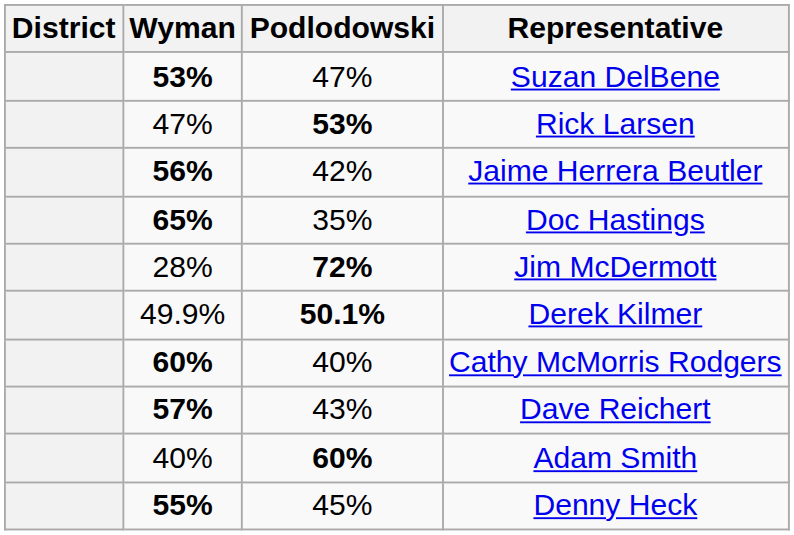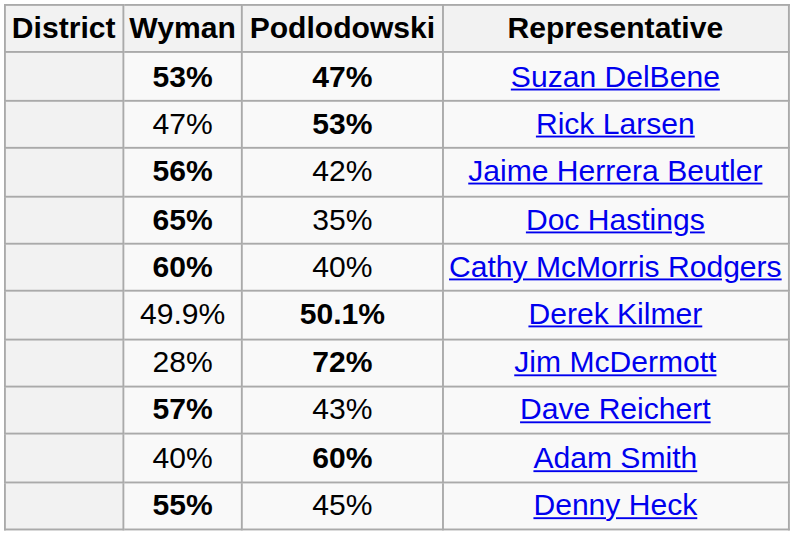(342, 76) normal -> (342, 76) bold
rows swapped: (615, 362) <-> (615, 266)
